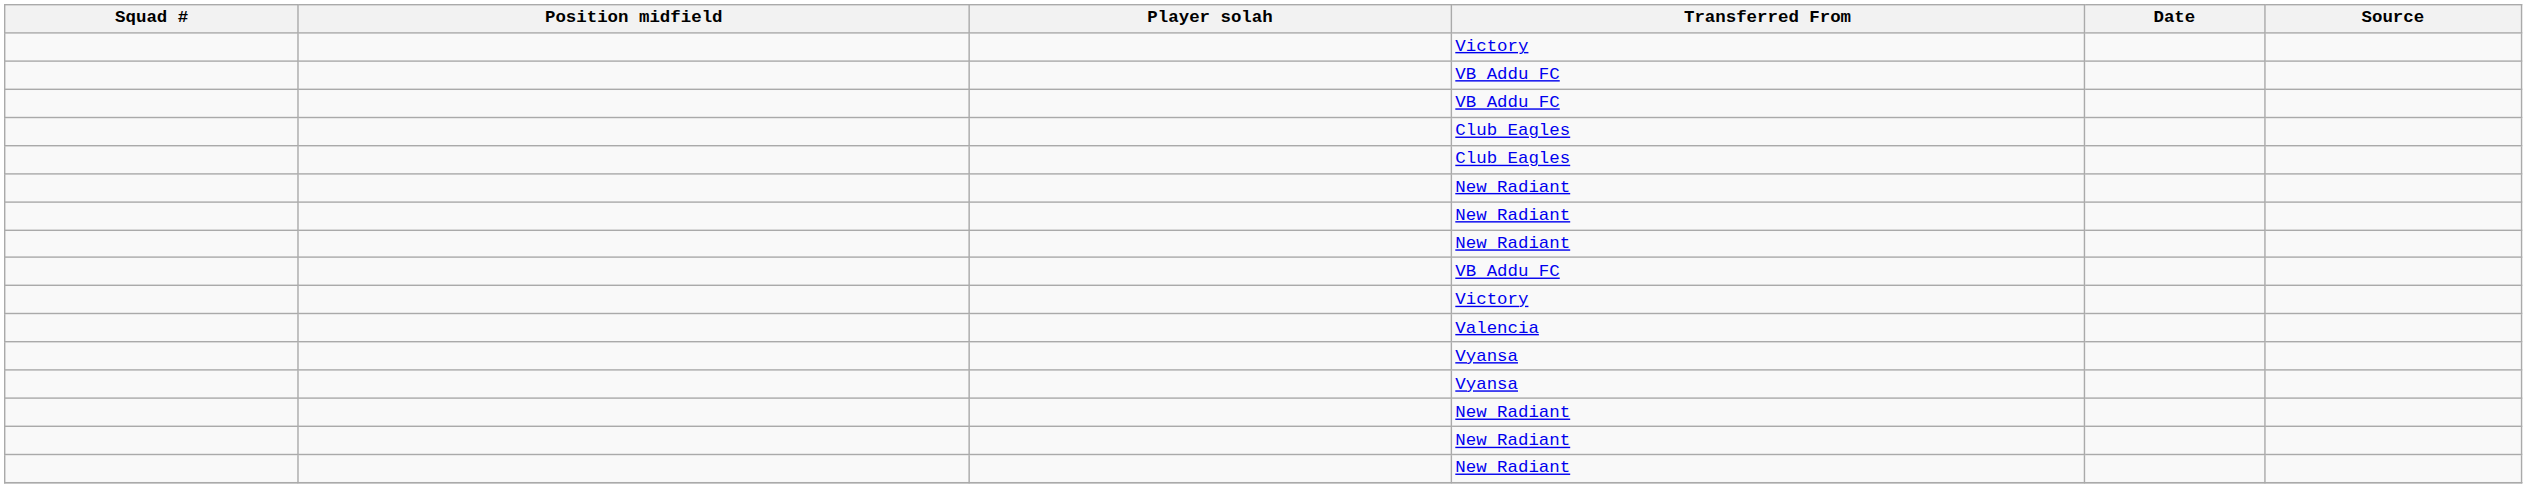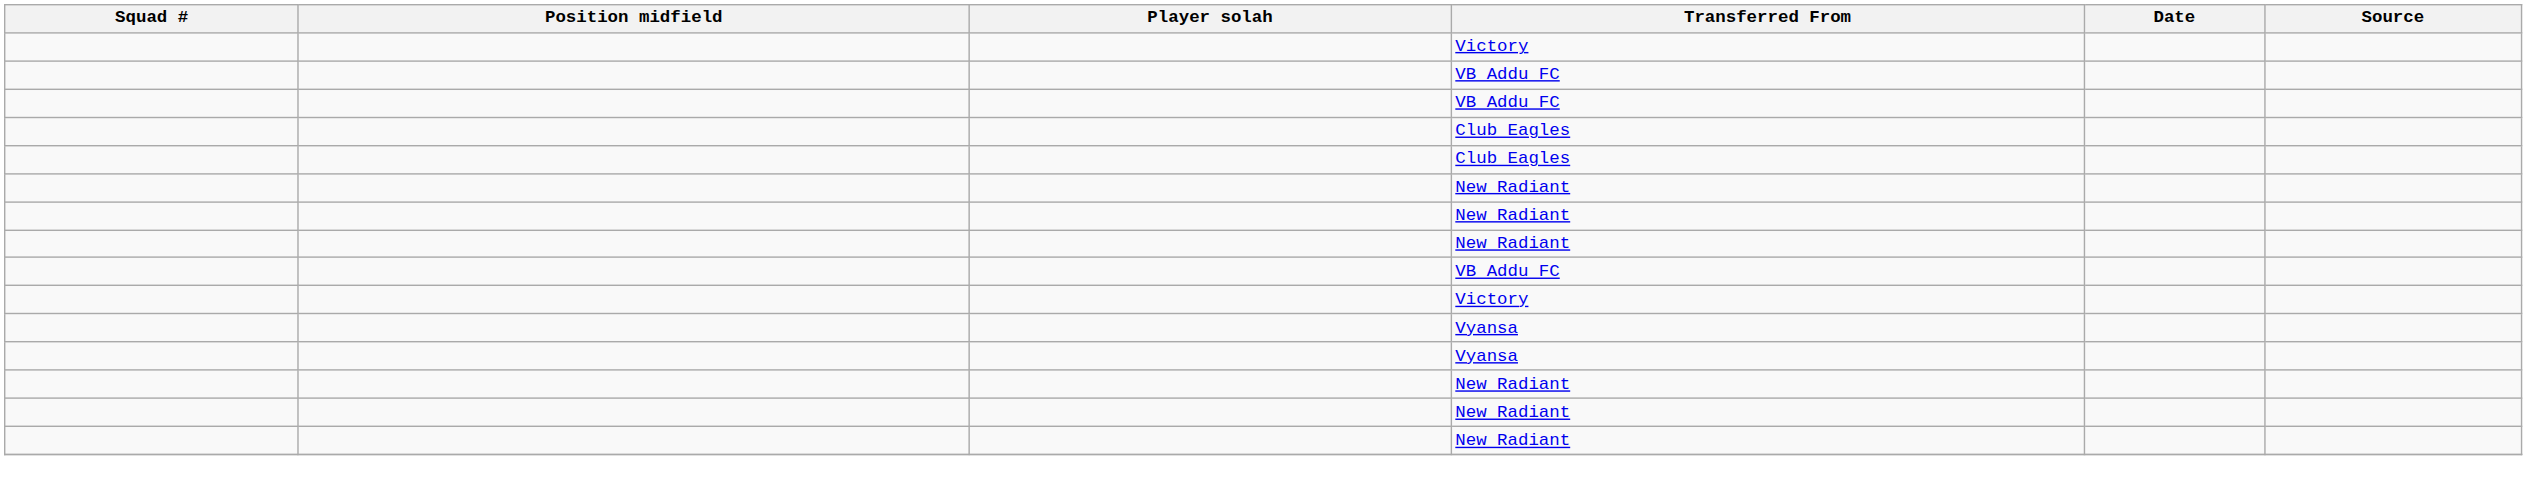- row: (152, 328)
